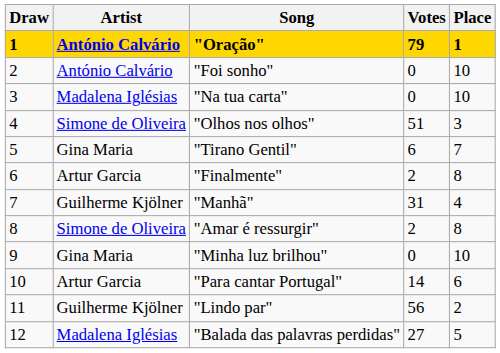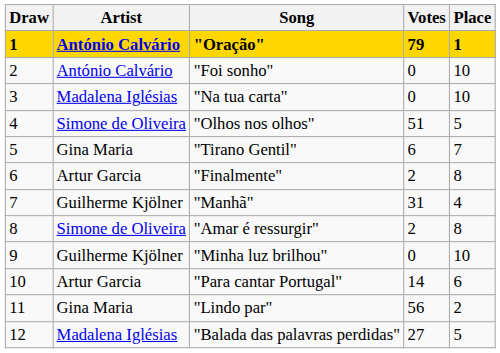(458, 123) 3 -> (458, 123) 5
(95, 255) Gina Maria -> (120, 255) Guilherme Kjölner
(120, 307) Guilherme Kjölner -> (95, 307) Gina Maria
